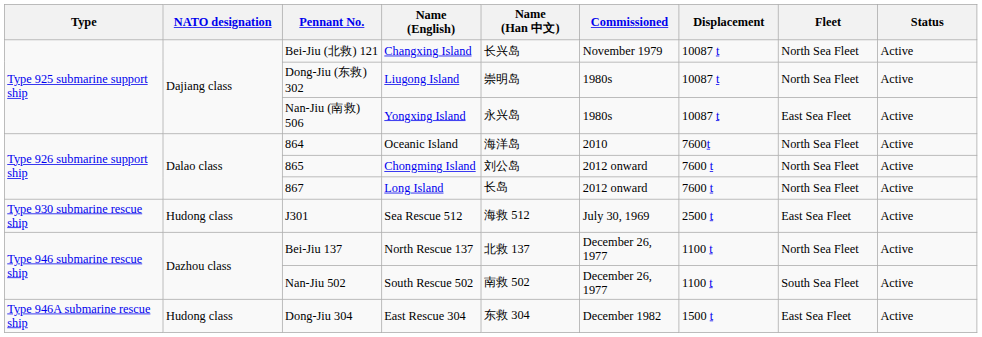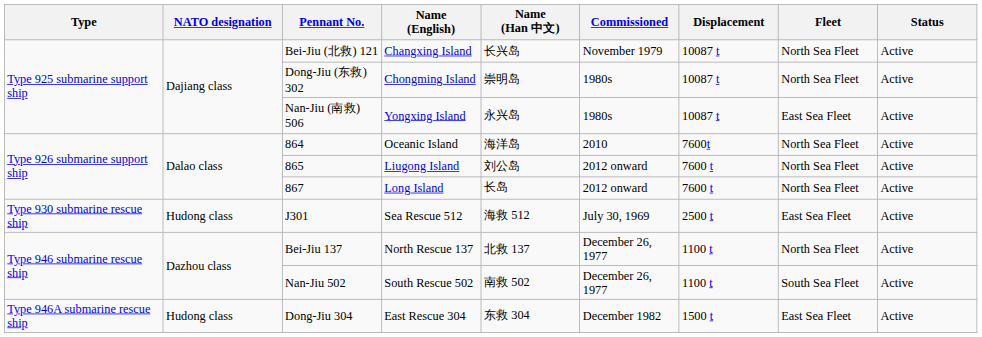(422, 79) Liugong Island -> (430, 79) Chongming Island
(430, 166) Chongming Island -> (422, 166) Liugong Island
